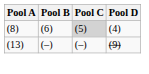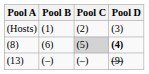+ row: (22, 28)
(115, 28) normal -> (117, 45) bold
